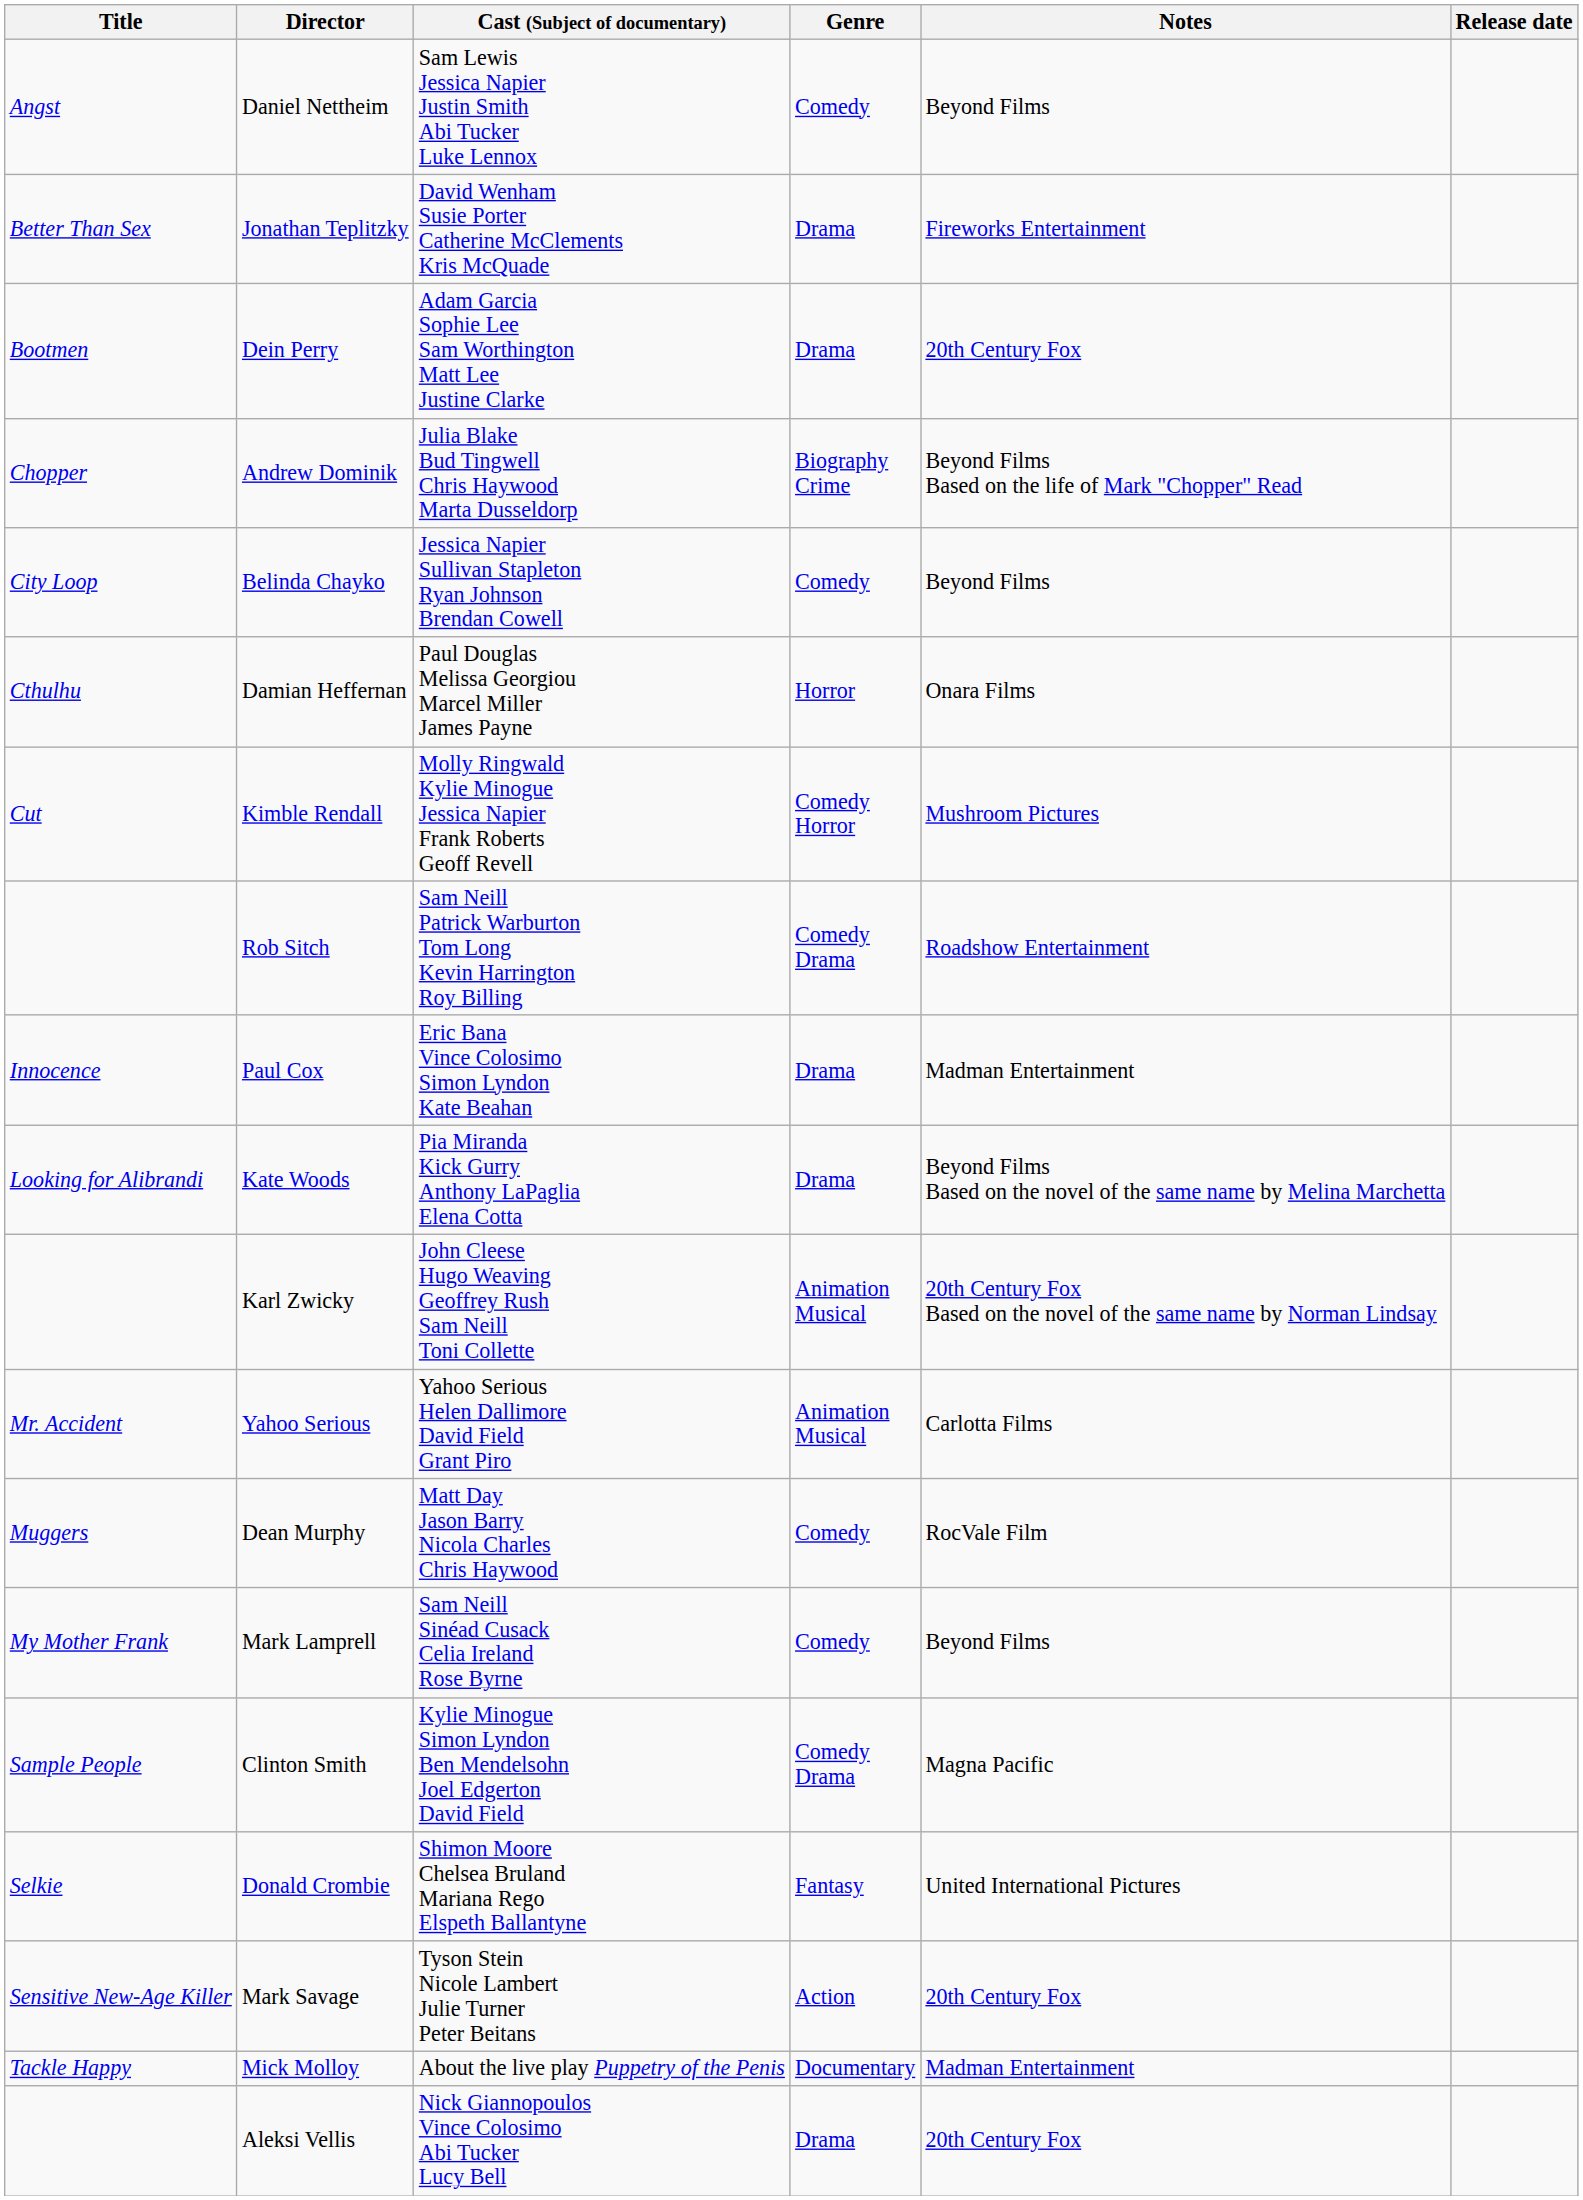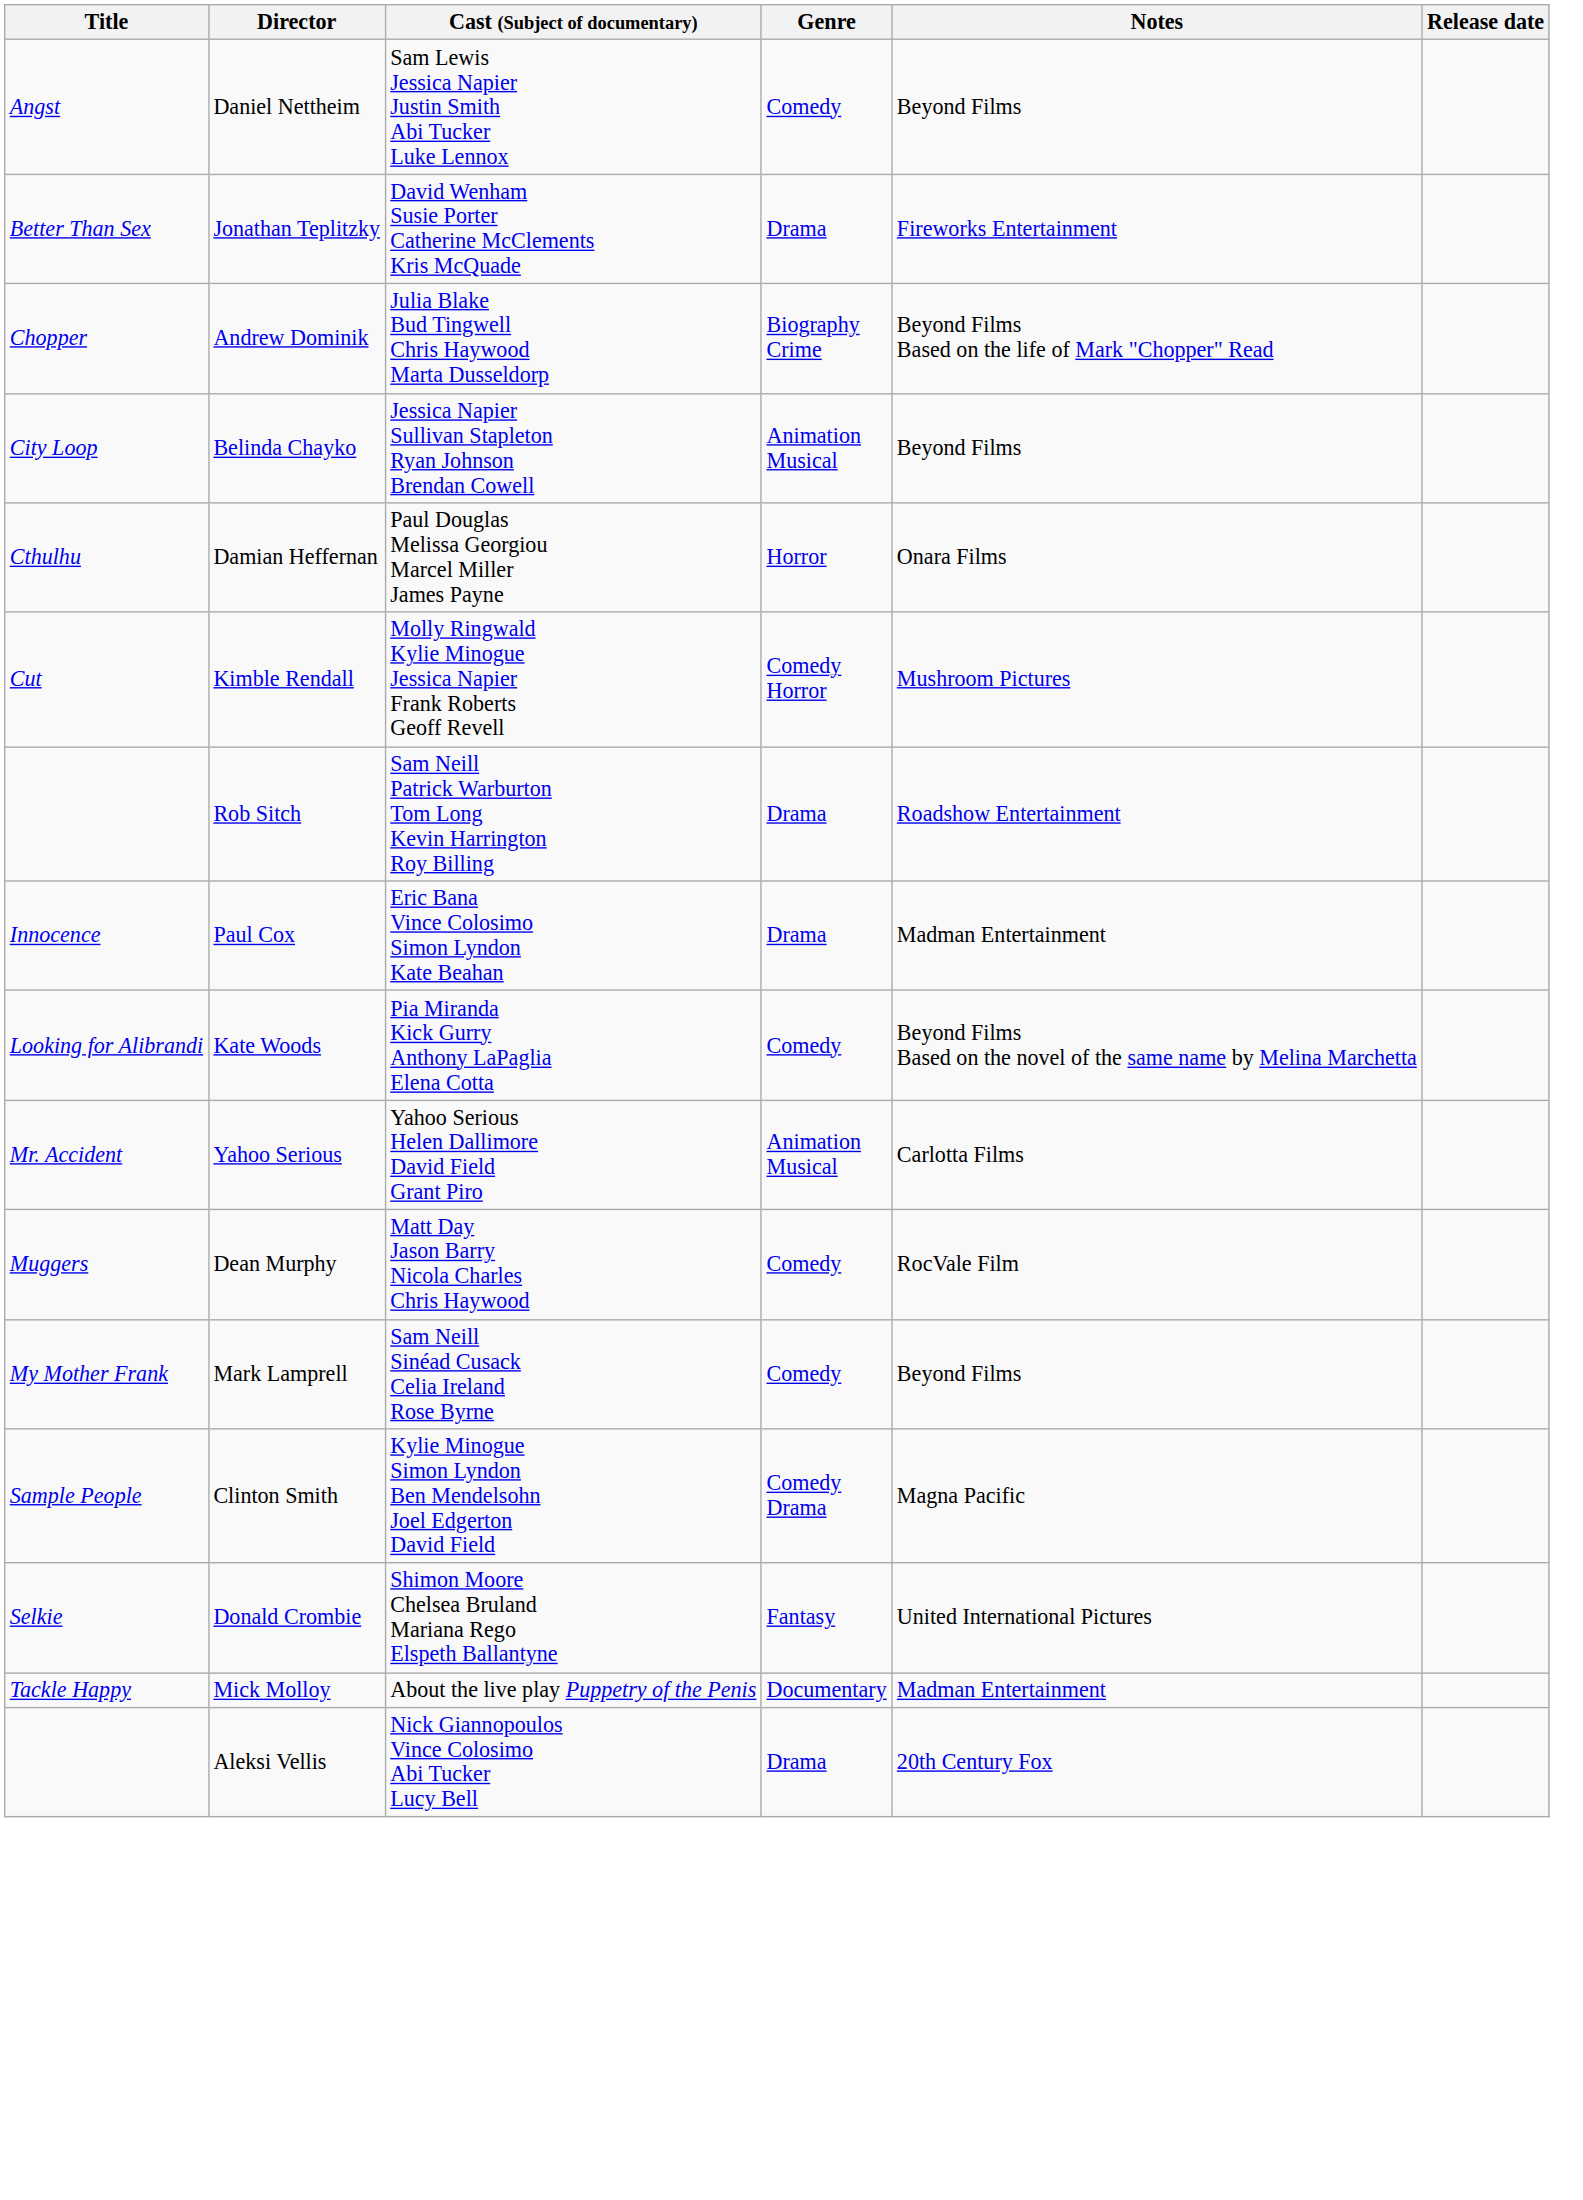- row: (290, 350)
(832, 582) Comedy -> (814, 447) Animation Musical
(832, 947) Comedy Drama -> (797, 813) Drama
(825, 1179) Drama -> (804, 1045) Comedy
- row: (298, 1301)
- row: (300, 1995)
